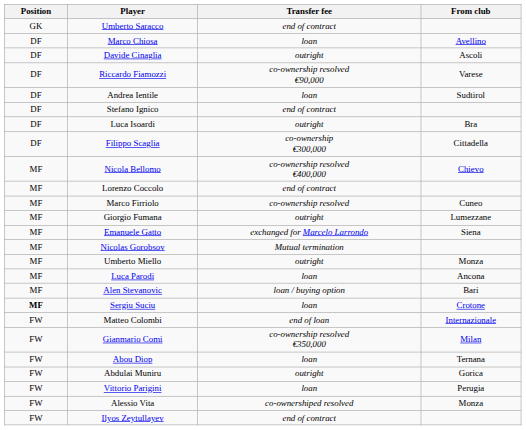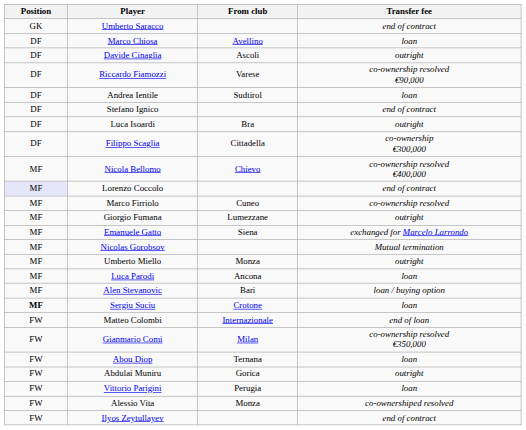columns swapped: (471, 11) <-> (309, 11)
(36, 188) no background -> (36, 188) lavender background
